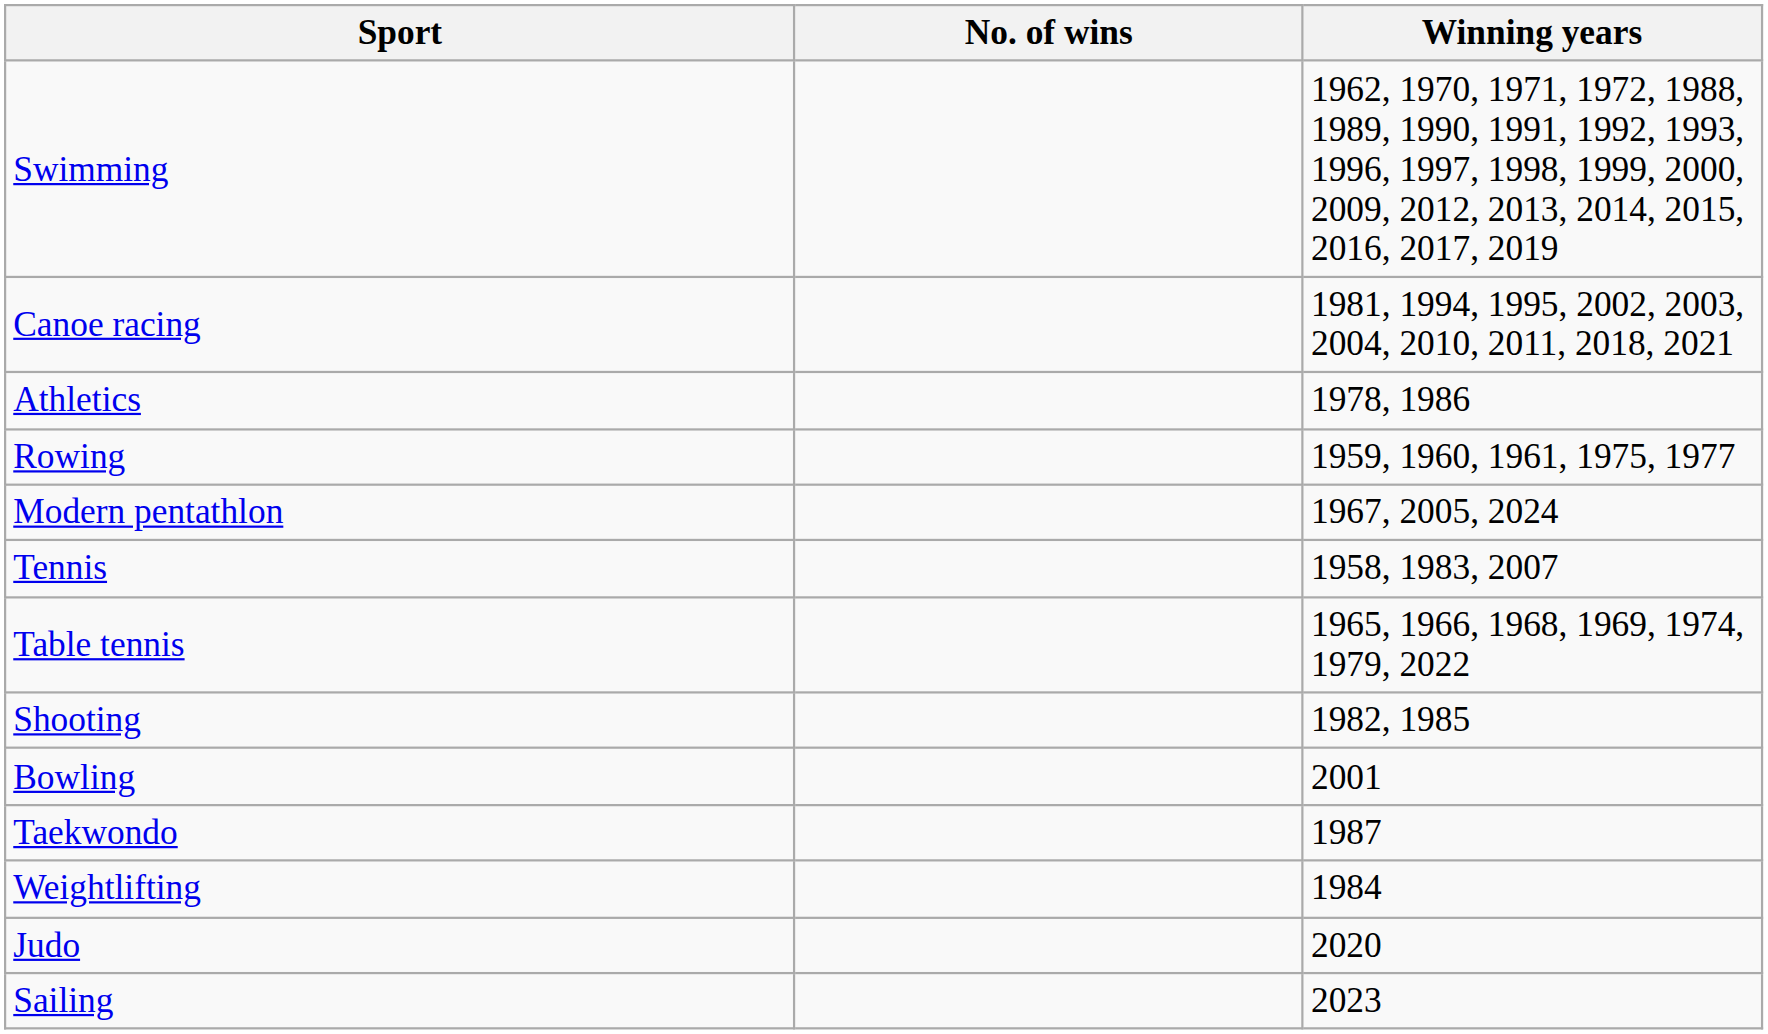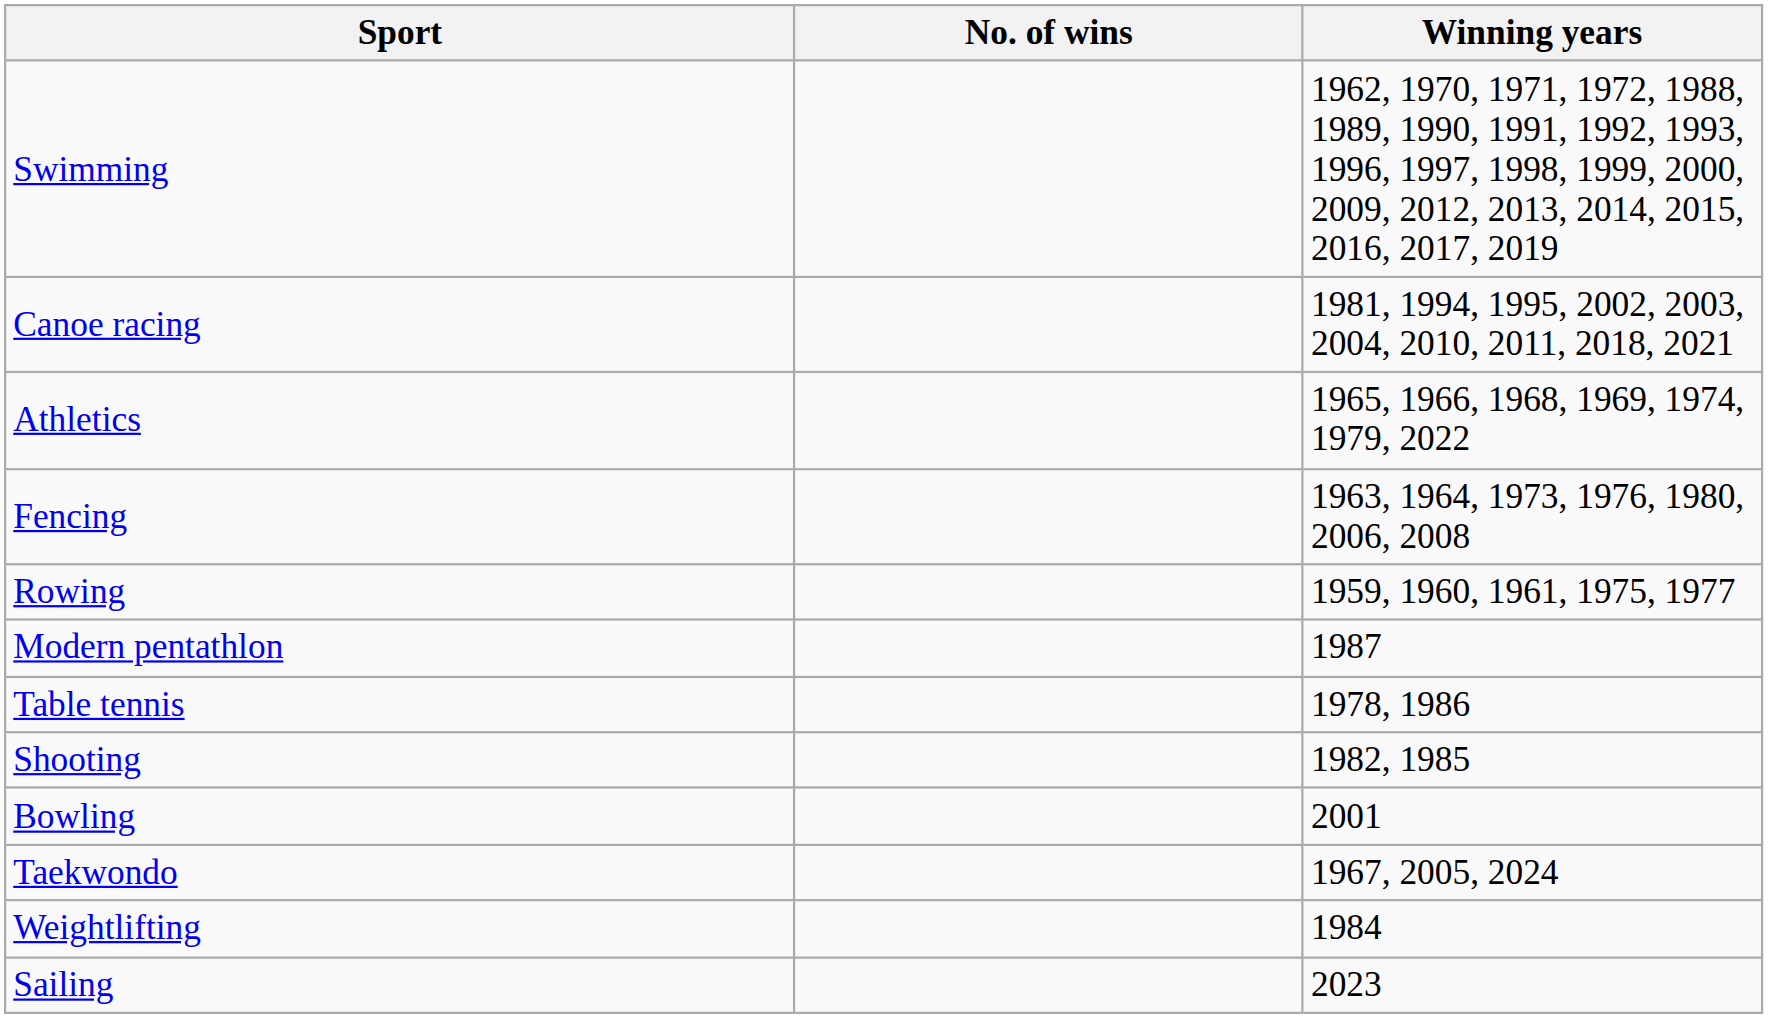(1391, 399) 1978, 1986 -> (1528, 419) 1965, 1966, 1968, 1969, 1974, 1979, 2022
+ row: (70, 515)
(1435, 511) 1967, 2005, 2024 -> (1346, 647) 1987
- row: (60, 567)
(1528, 643) 1965, 1966, 1968, 1969, 1974, 1979, 2022 -> (1391, 703) 1978, 1986
(1346, 832) 1987 -> (1435, 871) 1967, 2005, 2024
- row: (47, 944)
